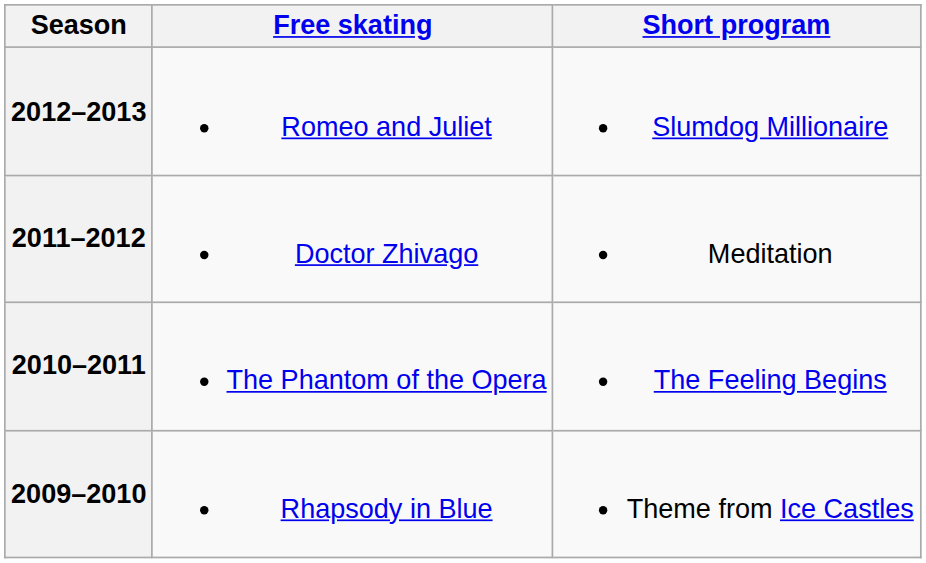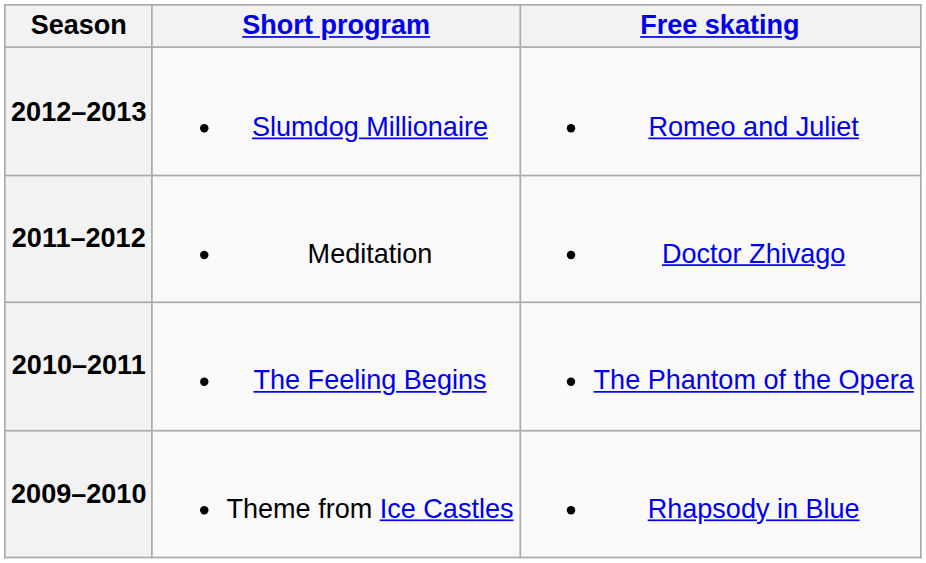columns swapped: (736, 25) <-> (353, 25)
